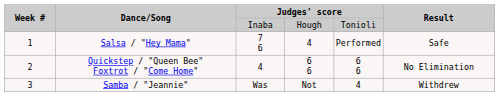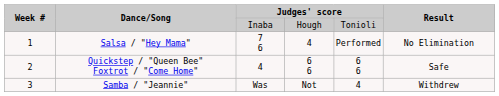(439, 43) Safe -> (439, 43) No Elimination
(439, 66) No Elimination -> (439, 66) Safe
